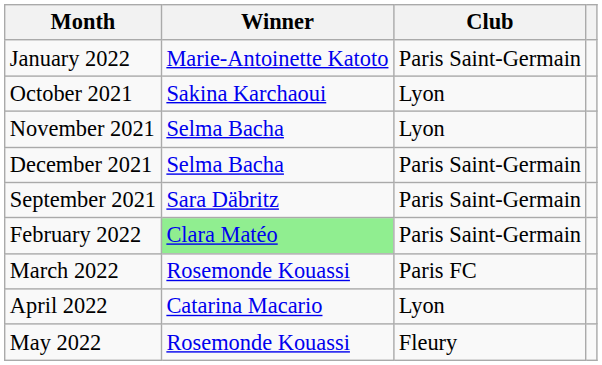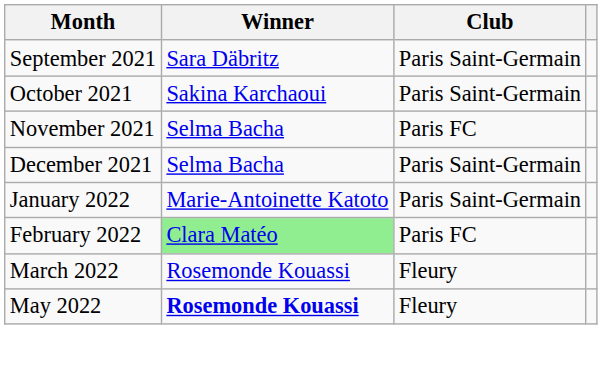rows swapped: (83, 199) <-> (70, 57)
(422, 93) Lyon -> (490, 93) Paris Saint-Germain
(422, 128) Lyon -> (438, 128) Paris FC
(490, 235) Paris Saint-Germain -> (438, 235) Paris FC
(438, 270) Paris FC -> (428, 270) Fleury
- row: (59, 306)
(258, 341) normal -> (263, 306) bold
